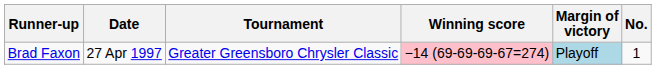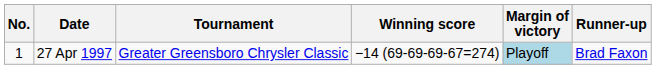columns swapped: (636, 24) <-> (44, 24)
(477, 53) pink background -> (427, 53) no background
